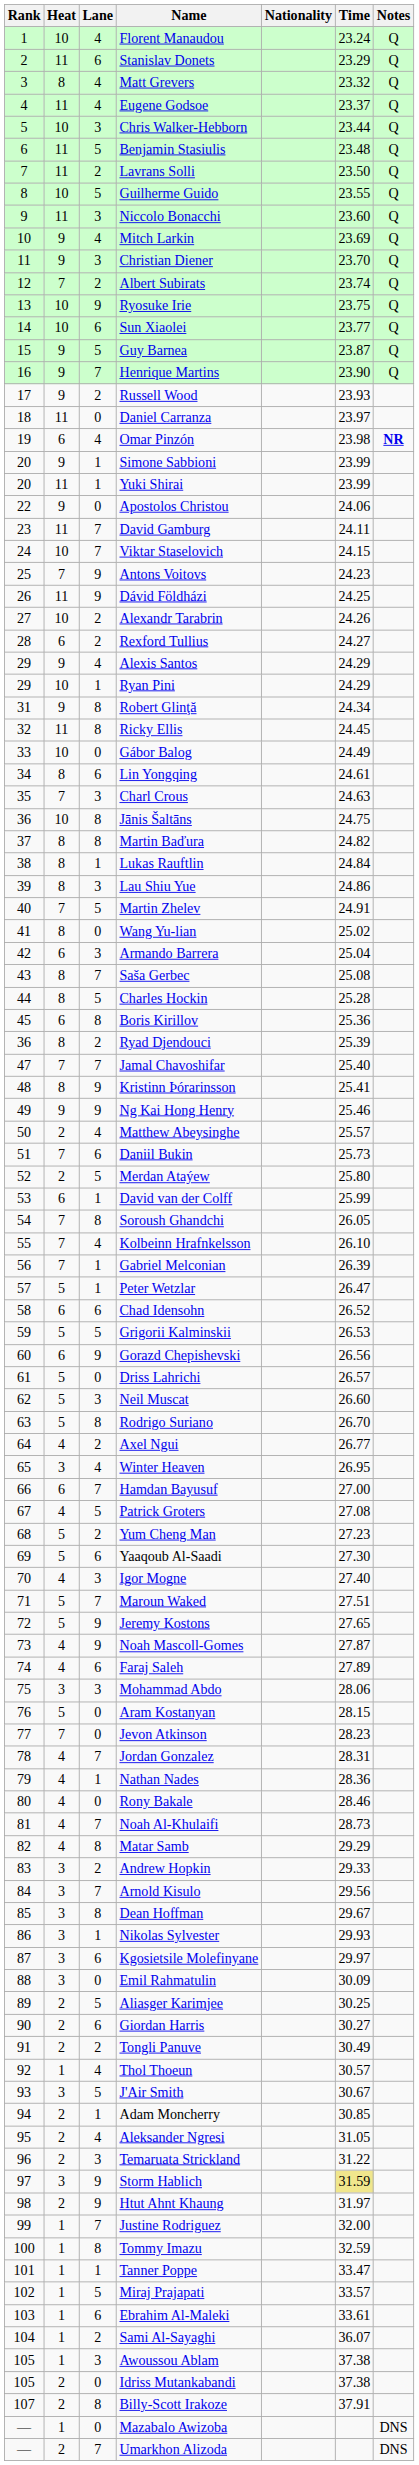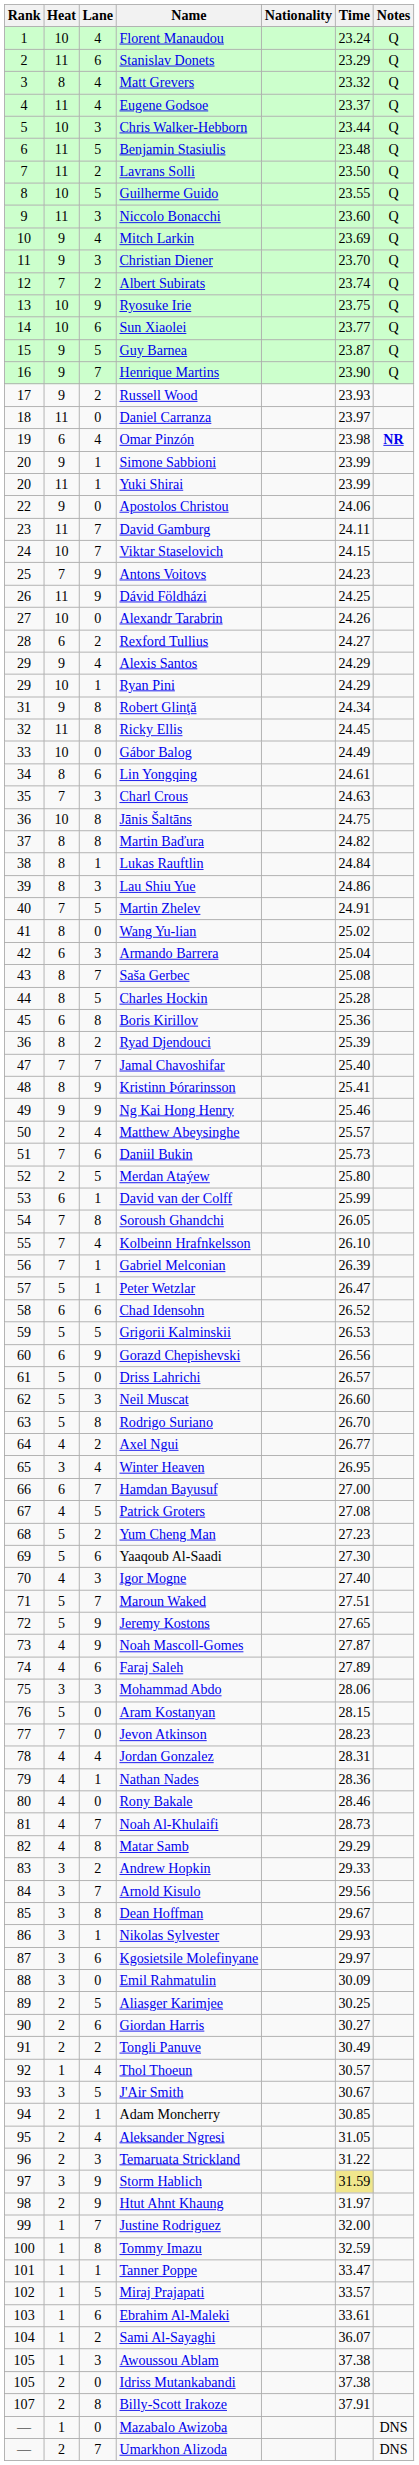(98, 618) 2 -> (98, 618) 0
(98, 1757) 7 -> (98, 1757) 4
